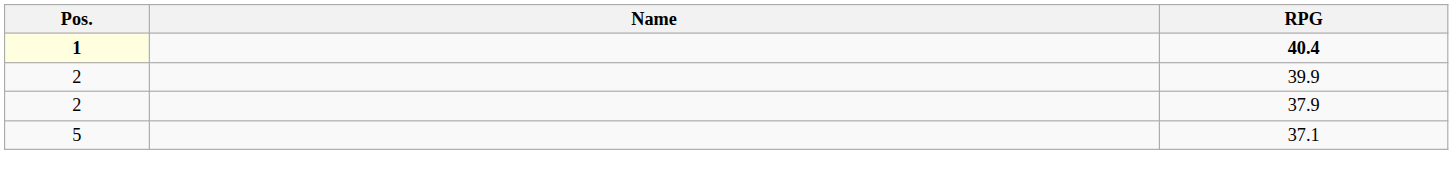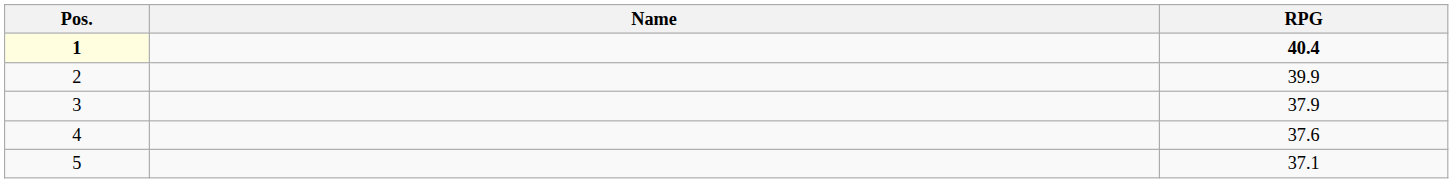(77, 105) 2 -> (77, 105) 3
+ row: (1304, 134)
